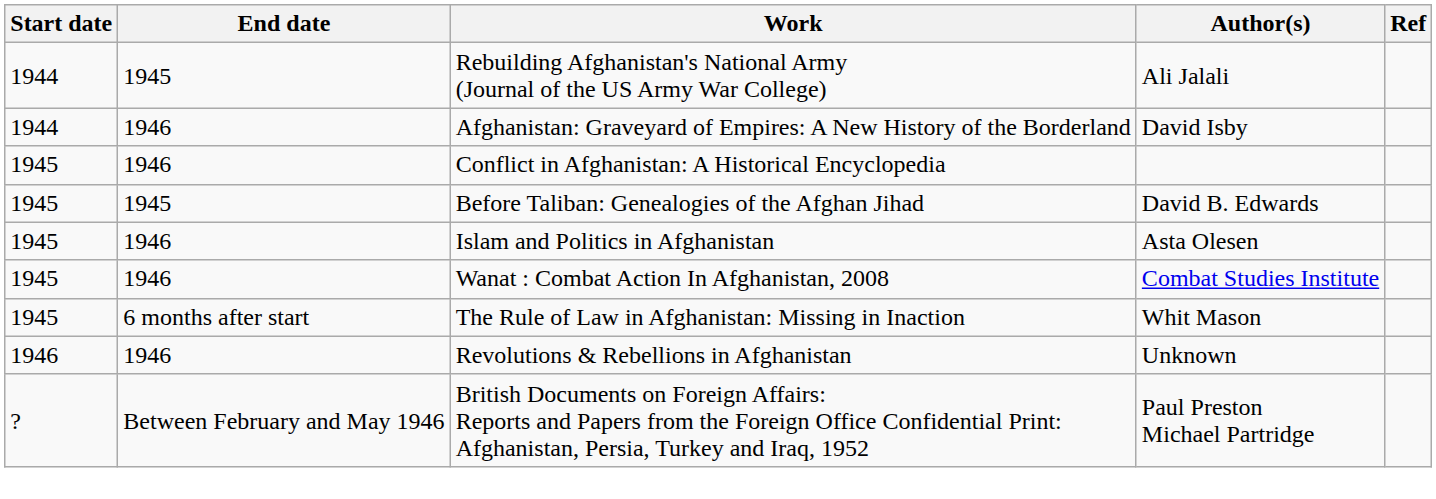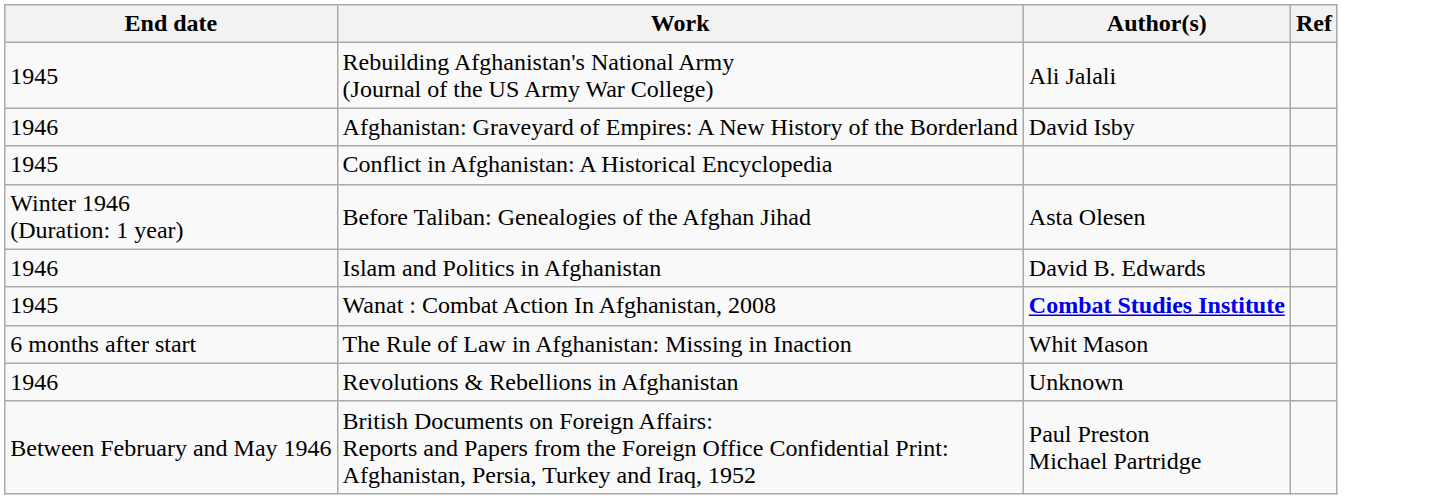- column: (61, 23)
(147, 164) 1946 -> (34, 164) 1945
(147, 202) 1945 -> (97, 216) Winter 1946 (Duration: 1 year)
(1230, 202) David B. Edwards -> (1087, 216) Asta Olesen
(1200, 240) Asta Olesen -> (1117, 267) David B. Edwards
(147, 278) 1946 -> (34, 305) 1945
(1261, 278) normal -> (1157, 305) bold
